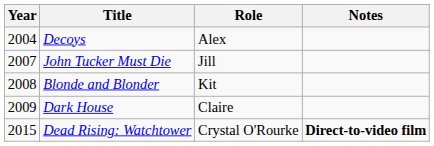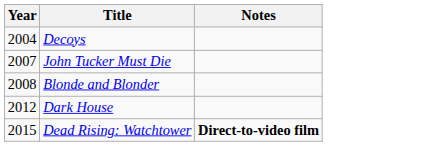- column: (248, 15)
(22, 107) 2009 -> (22, 107) 2012
